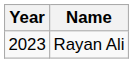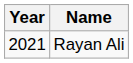(27, 44) 2023 -> (27, 44) 2021
